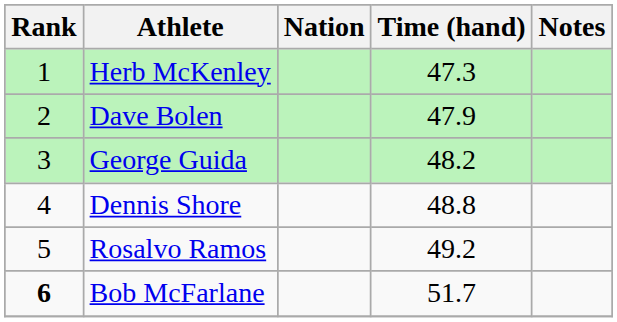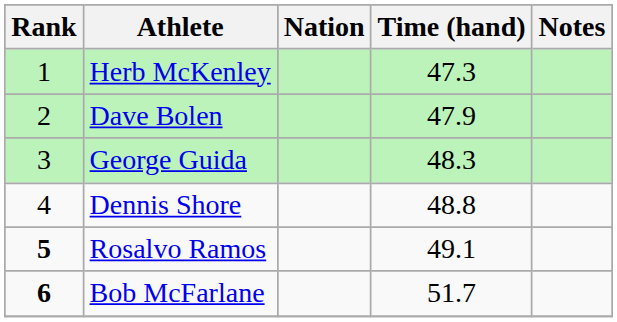(452, 159) 48.2 -> (452, 159) 48.3
(44, 248) normal -> (44, 248) bold
(452, 248) 49.2 -> (452, 248) 49.1
